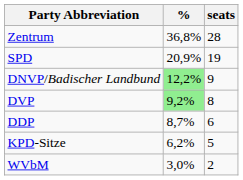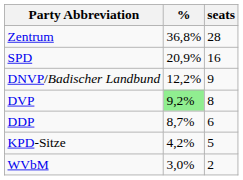(214, 57) 19 -> (214, 57) 16
(184, 79) lightgreen background -> (184, 79) no background
(180, 143) 6,2% -> (180, 143) 4,2%
